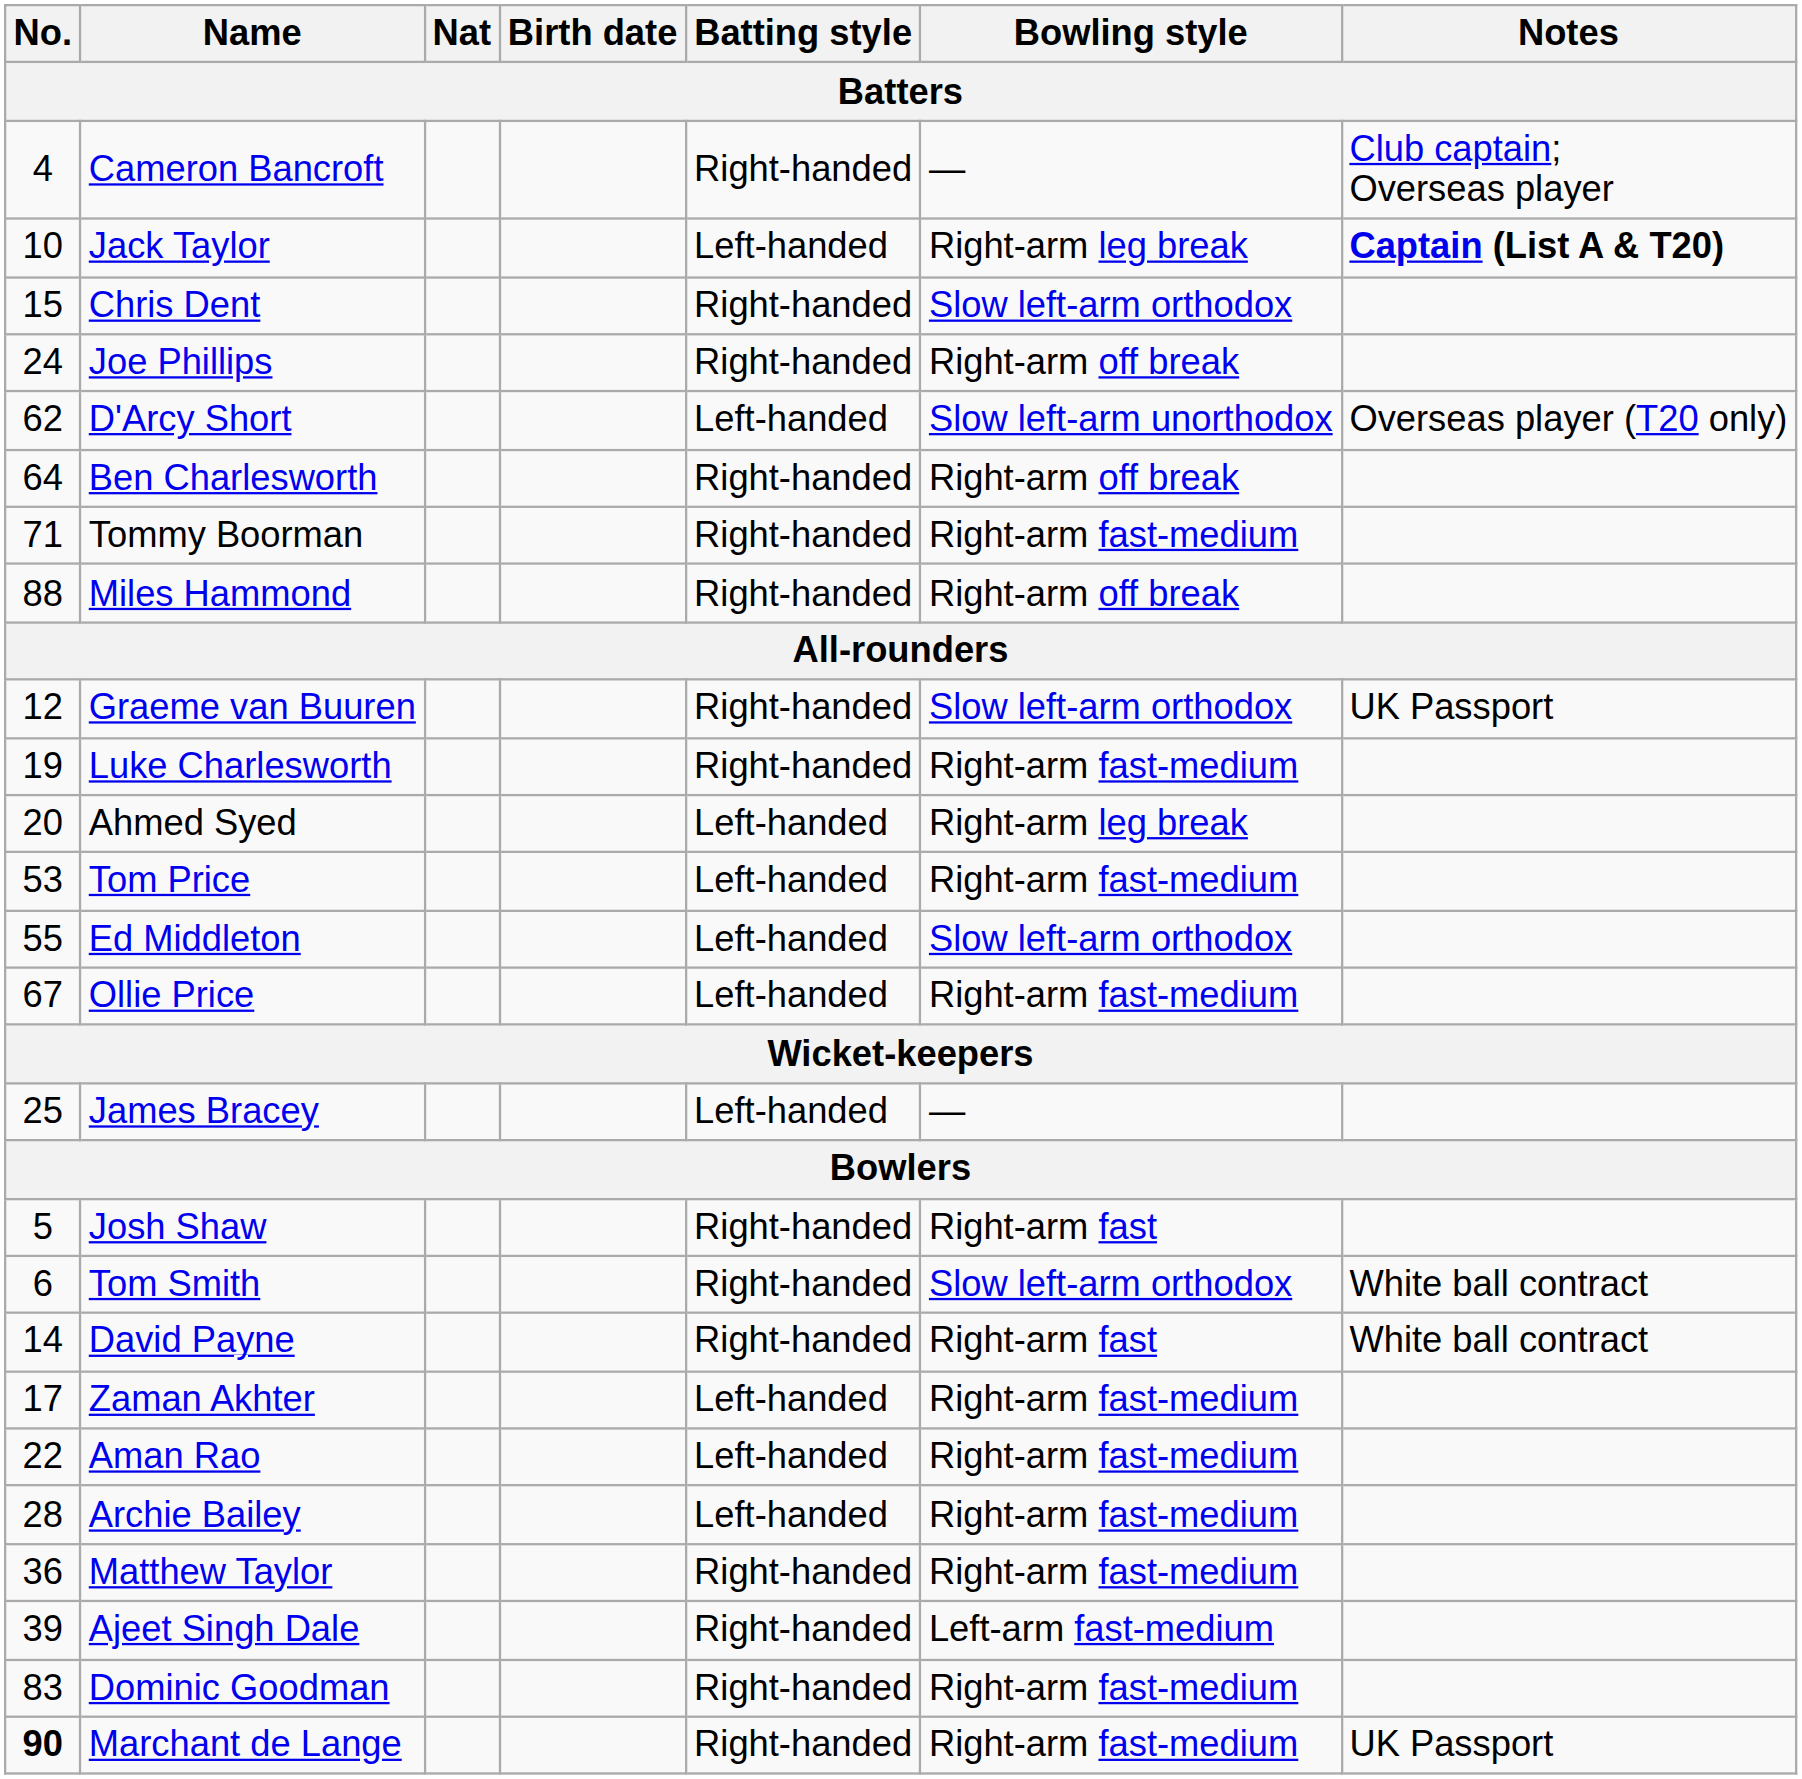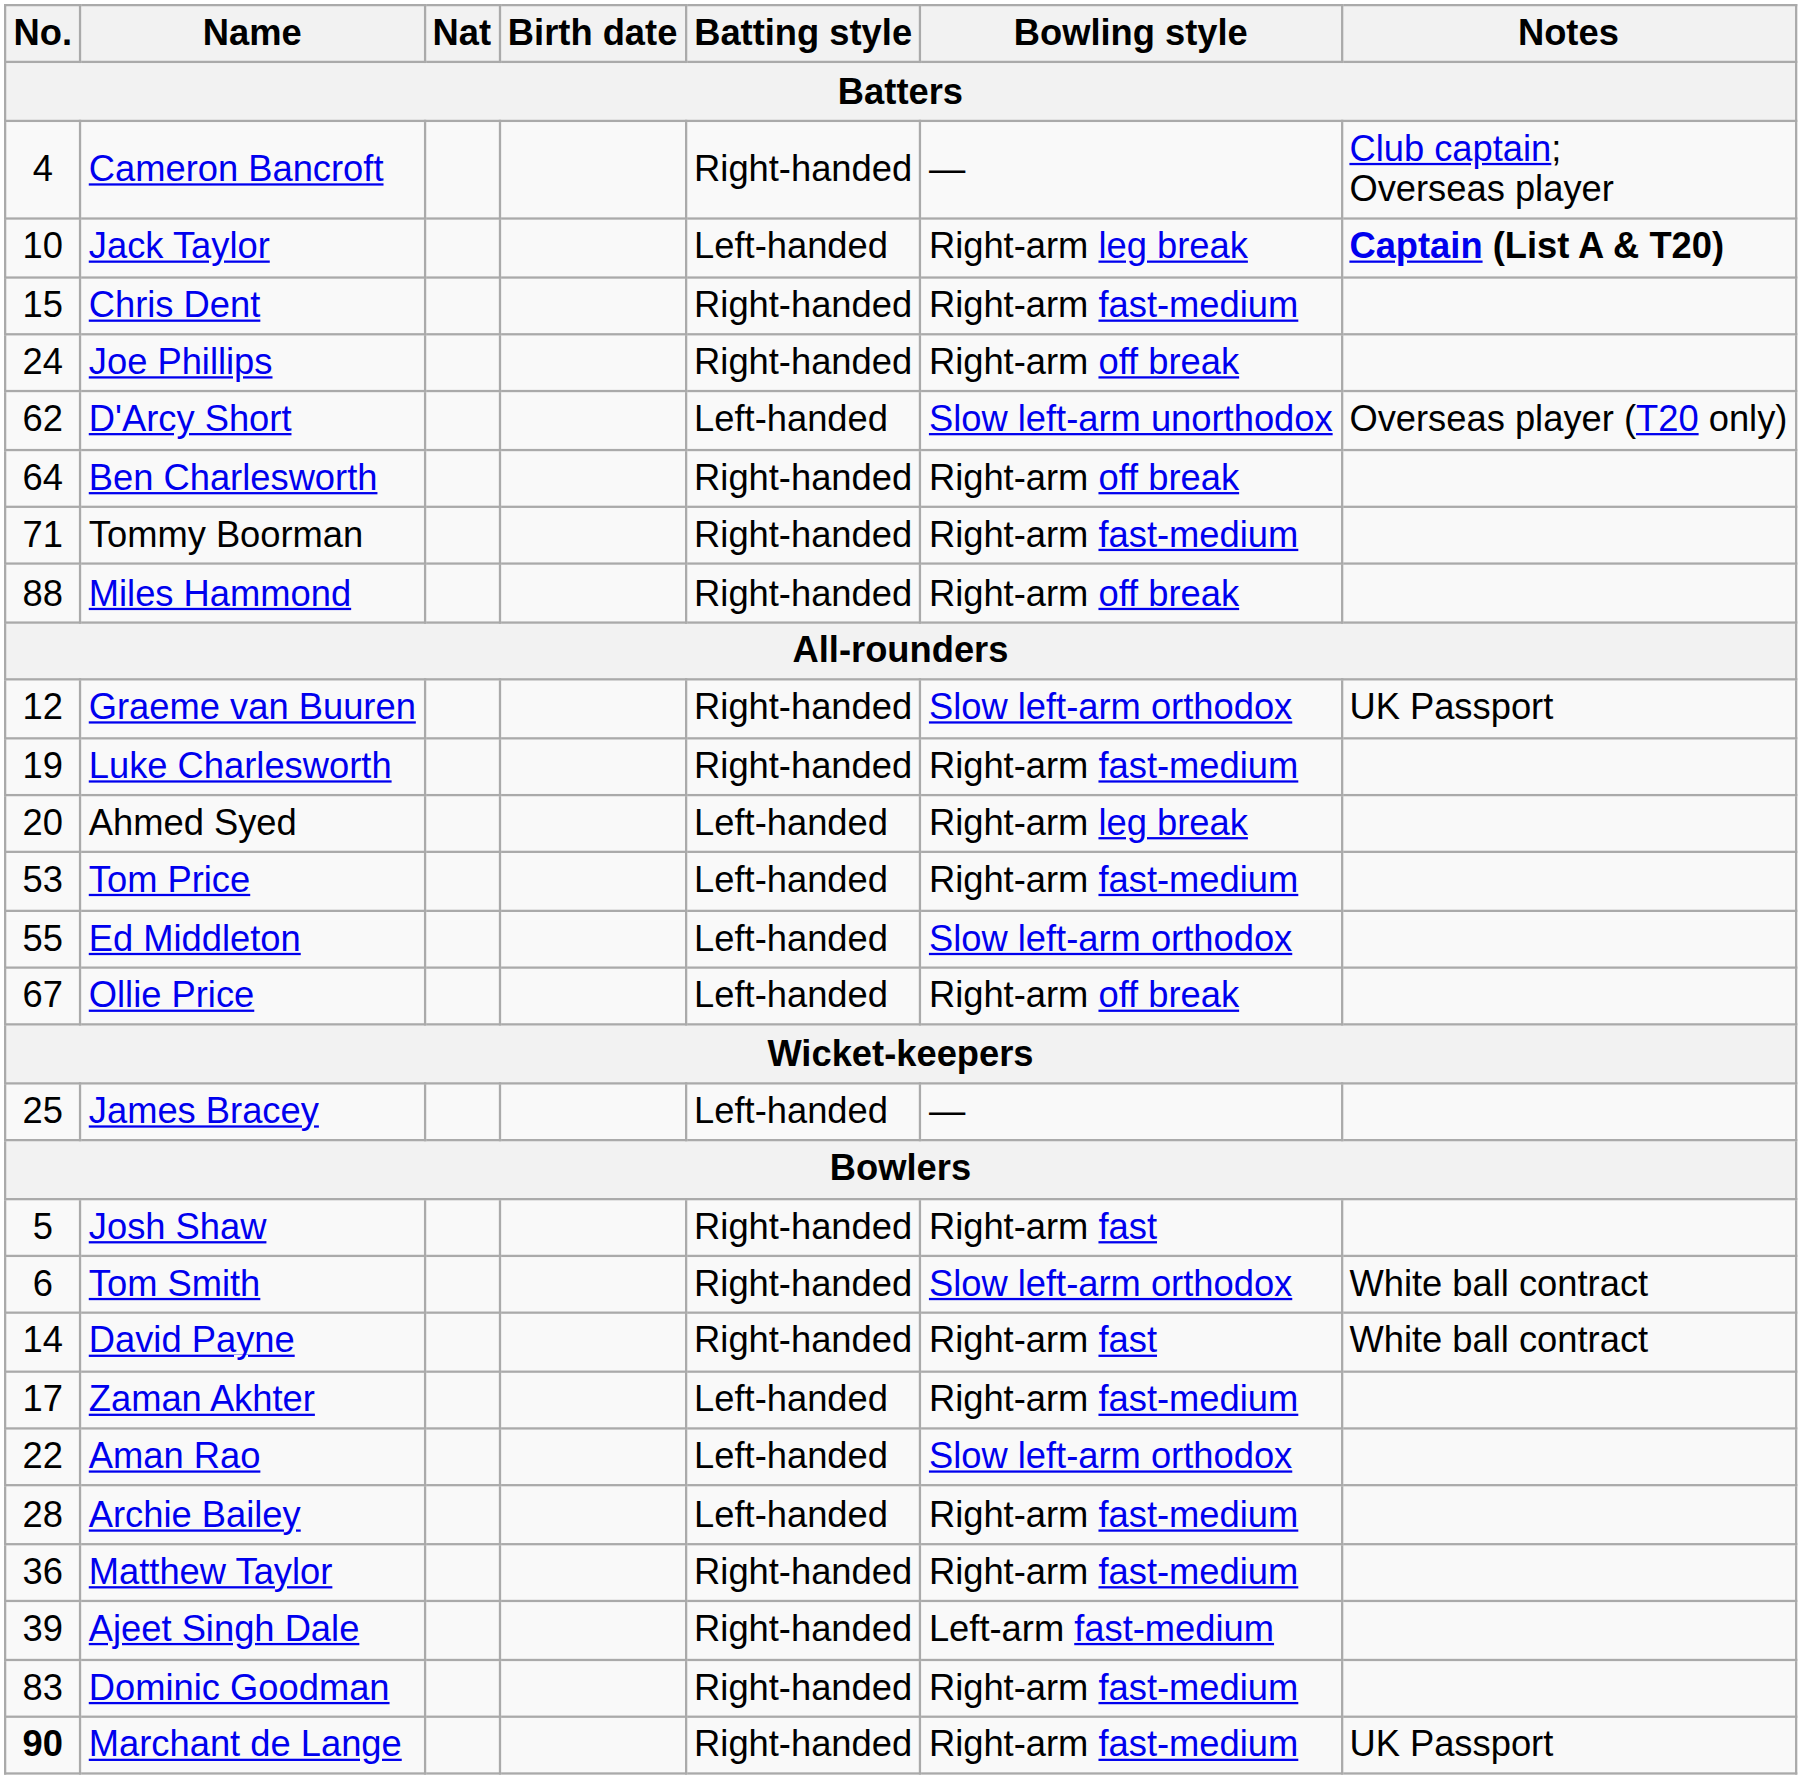(1111, 304) Slow left-arm orthodox -> (1114, 304) Right-arm fast-medium
(1114, 995) Right-arm fast-medium -> (1084, 995) Right-arm off break
(1114, 1456) Right-arm fast-medium -> (1111, 1456) Slow left-arm orthodox
